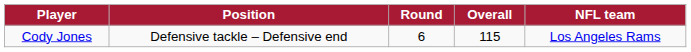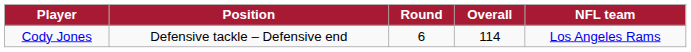(490, 36) 115 -> (490, 36) 114
